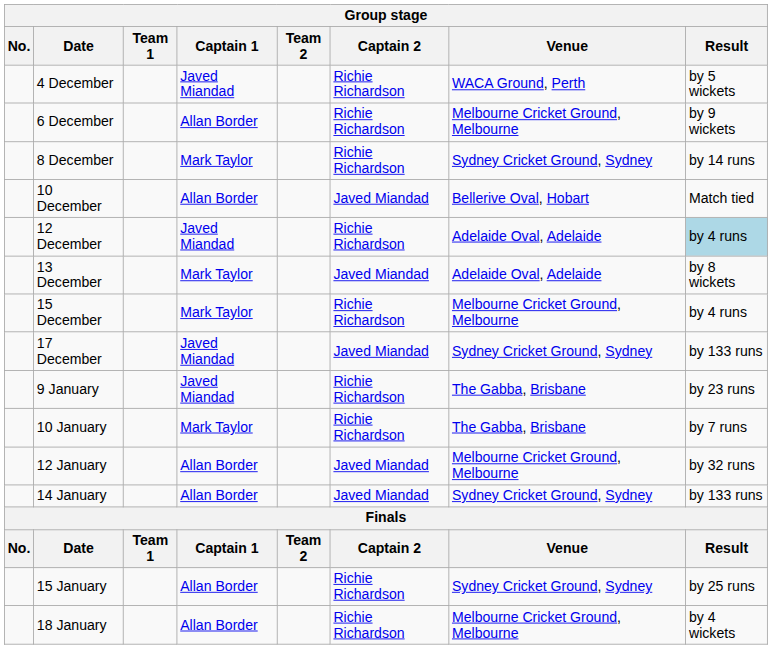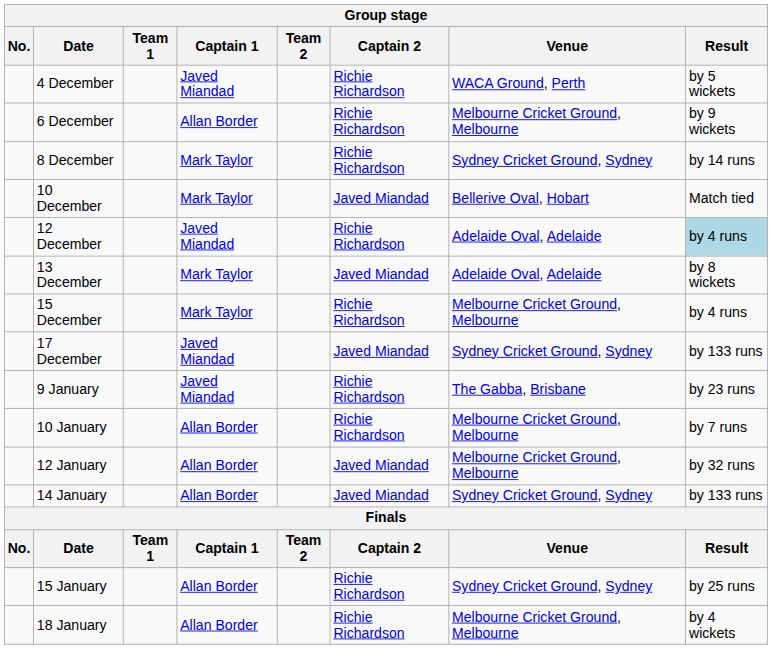(219, 198) Allan Border -> (216, 198) Mark Taylor
(216, 427) Mark Taylor -> (219, 427) Allan Border
(519, 427) The Gabba, Brisbane -> (536, 427) Melbourne Cricket Ground, Melbourne
